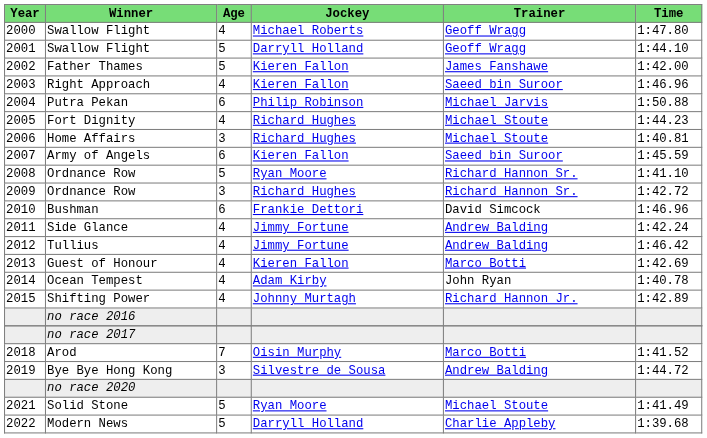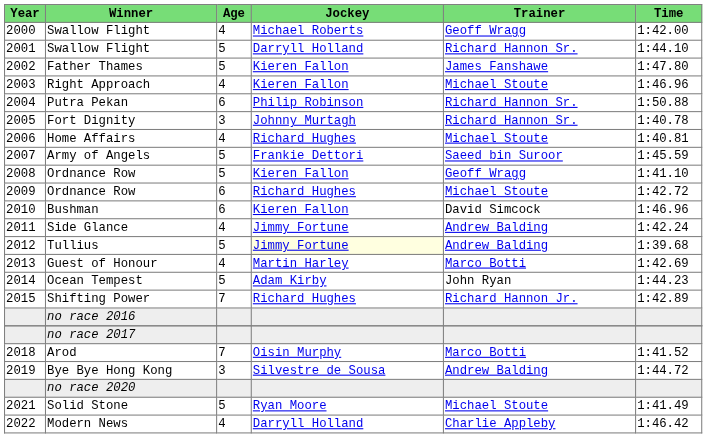(663, 31) 1:47.80 -> (663, 31) 1:42.00
(486, 49) Geoff Wragg -> (511, 49) Richard Hannon Sr.
(663, 67) 1:42.00 -> (663, 67) 1:47.80
(504, 85) Saeed bin Suroor -> (497, 85) Michael Stoute
(497, 103) Michael Jarvis -> (511, 103) Richard Hannon Sr.
(222, 121) 4 -> (222, 121) 3
(304, 121) Richard Hughes -> (304, 121) Johnny Murtagh
(497, 121) Michael Stoute -> (511, 121) Richard Hannon Sr.
(663, 121) 1:44.23 -> (663, 121) 1:40.78
(222, 138) 3 -> (222, 138) 4
(222, 156) 6 -> (222, 156) 5
(301, 156) Kieren Fallon -> (308, 156) Frankie Dettori
(290, 174) Ryan Moore -> (301, 174) Kieren Fallon
(511, 174) Richard Hannon Sr. -> (486, 174) Geoff Wragg
(222, 192) 3 -> (222, 192) 6
(511, 192) Richard Hannon Sr. -> (497, 192) Michael Stoute
(308, 210) Frankie Dettori -> (301, 210) Kieren Fallon
(222, 245) 4 -> (222, 245) 5
(301, 246) no background -> (301, 246) lightyellow background
(663, 245) 1:46.42 -> (663, 245) 1:39.68
(301, 263) Kieren Fallon -> (301, 263) Martin Harley
(222, 281) 4 -> (222, 281) 5
(663, 281) 1:40.78 -> (663, 281) 1:44.23
(222, 299) 4 -> (222, 299) 7
(304, 299) Johnny Murtagh -> (304, 299) Richard Hughes
(222, 424) 5 -> (222, 424) 4
(663, 424) 1:39.68 -> (663, 424) 1:46.42
